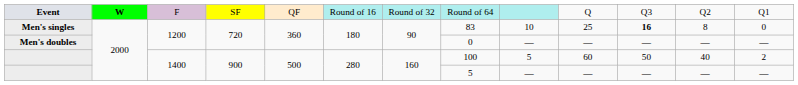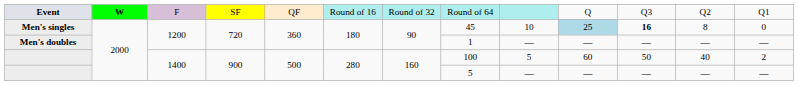(470, 27) 83 -> (470, 27) 45
(588, 27) no background -> (588, 27) lightblue background
(470, 42) 0 -> (470, 42) 1
